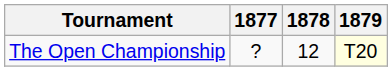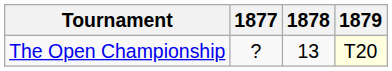(308, 51) 12 -> (308, 51) 13
